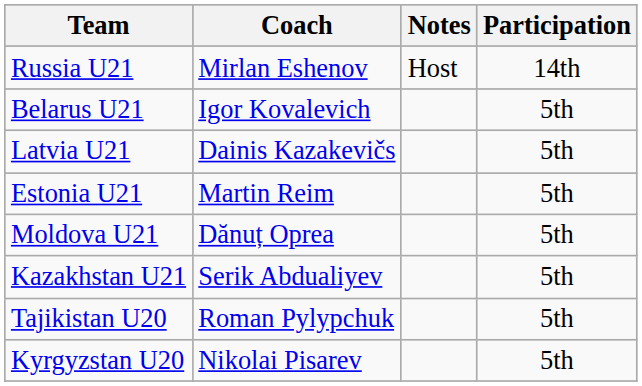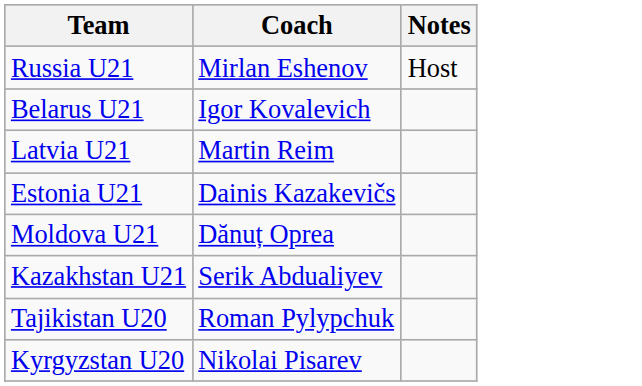- column: (557, 25)
(297, 151) Dainis Kazakevičs -> (266, 151) Martin Reim
(266, 192) Martin Reim -> (297, 192) Dainis Kazakevičs
